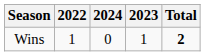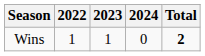columns swapped: (144, 16) <-> (108, 16)
